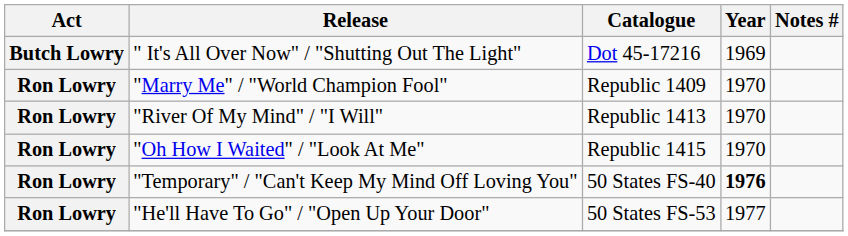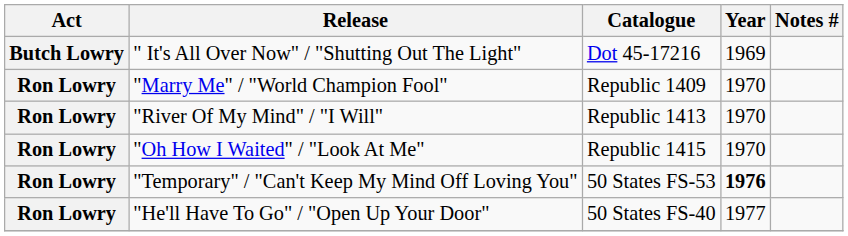(651, 181) 50 States FS-40 -> (651, 181) 50 States FS-53
(651, 213) 50 States FS-53 -> (651, 213) 50 States FS-40
